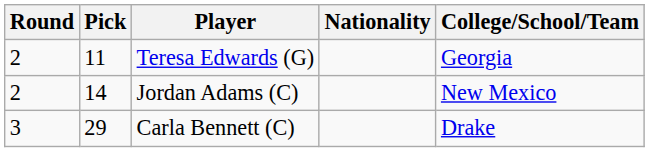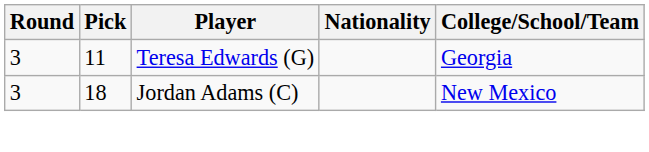(15, 57) 2 -> (15, 57) 3
(15, 92) 2 -> (15, 92) 3
(95, 92) 14 -> (95, 92) 18
- row: (216, 127)
